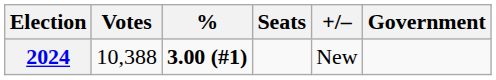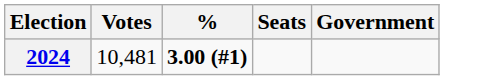- column: (337, 21)
(127, 56) 10,388 -> (127, 56) 10,481
